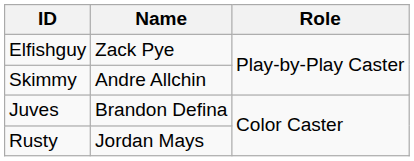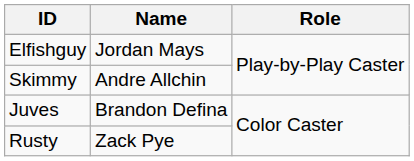(135, 49) Zack Pye -> (150, 49) Jordan Mays
(150, 140) Jordan Mays -> (135, 140) Zack Pye
